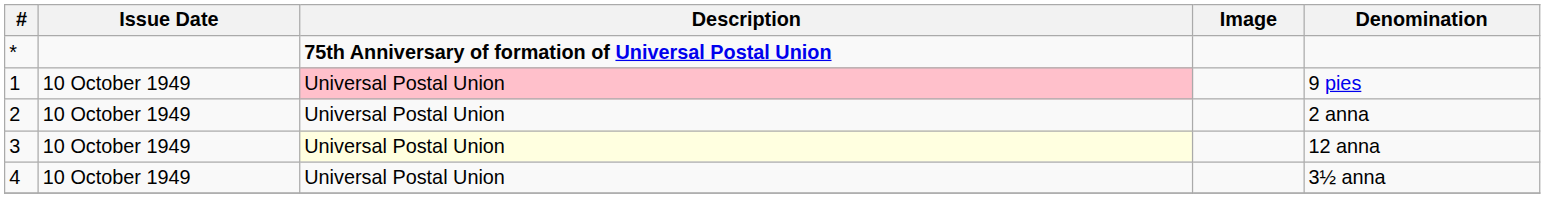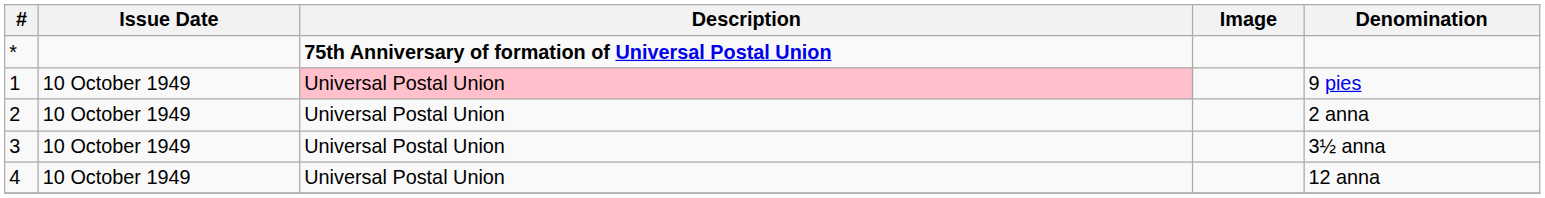(405, 146) lightyellow background -> (405, 146) no background
(1344, 146) 12 anna -> (1347, 146) 3½ anna
(1347, 177) 3½ anna -> (1344, 177) 12 anna
